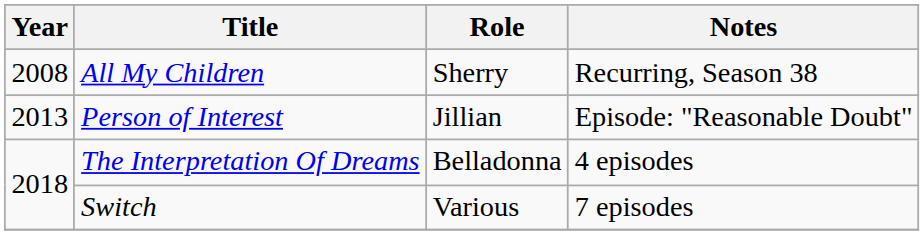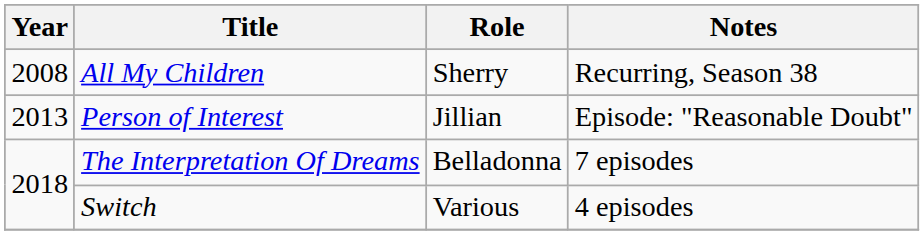(634, 161) 4 episodes -> (634, 161) 7 episodes
(634, 206) 7 episodes -> (634, 206) 4 episodes
